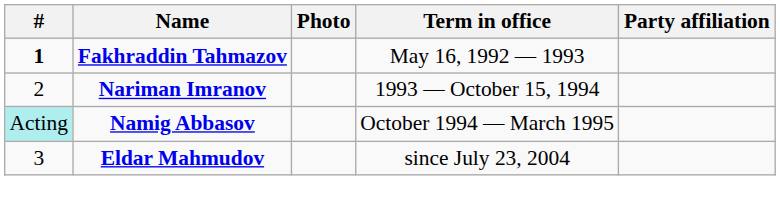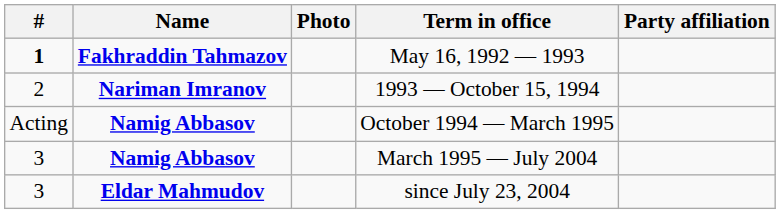(39, 123) paleturquoise background -> (39, 123) no background
+ row: (487, 157)
